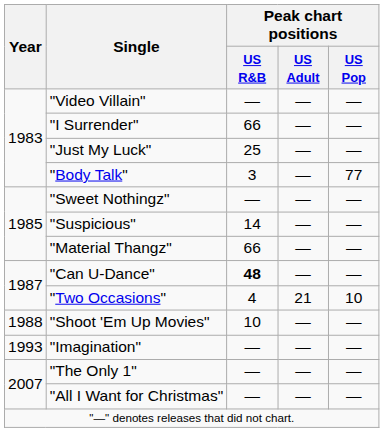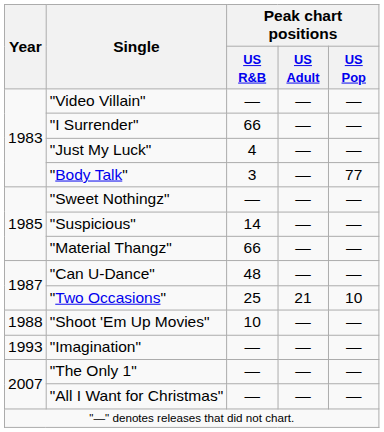(252, 150) 25 -> (252, 150) 4
(252, 273) bold -> (252, 273) normal
(252, 297) 4 -> (252, 297) 25
